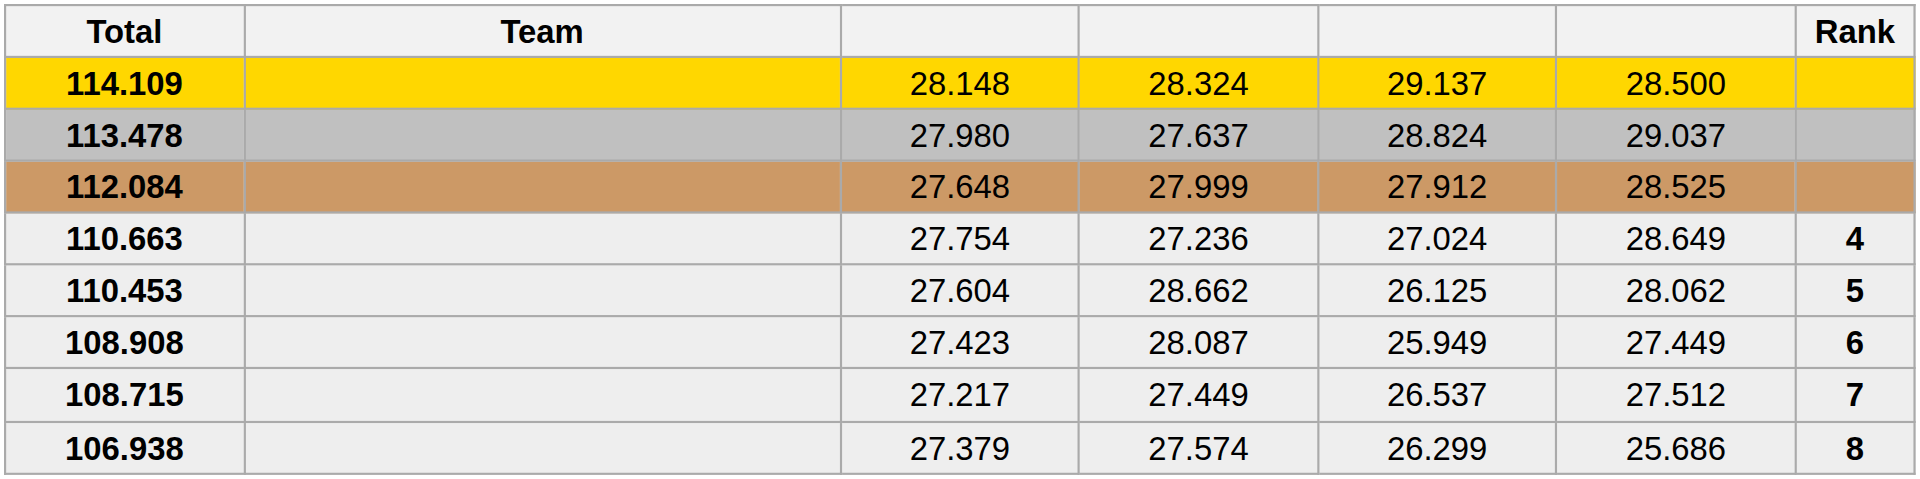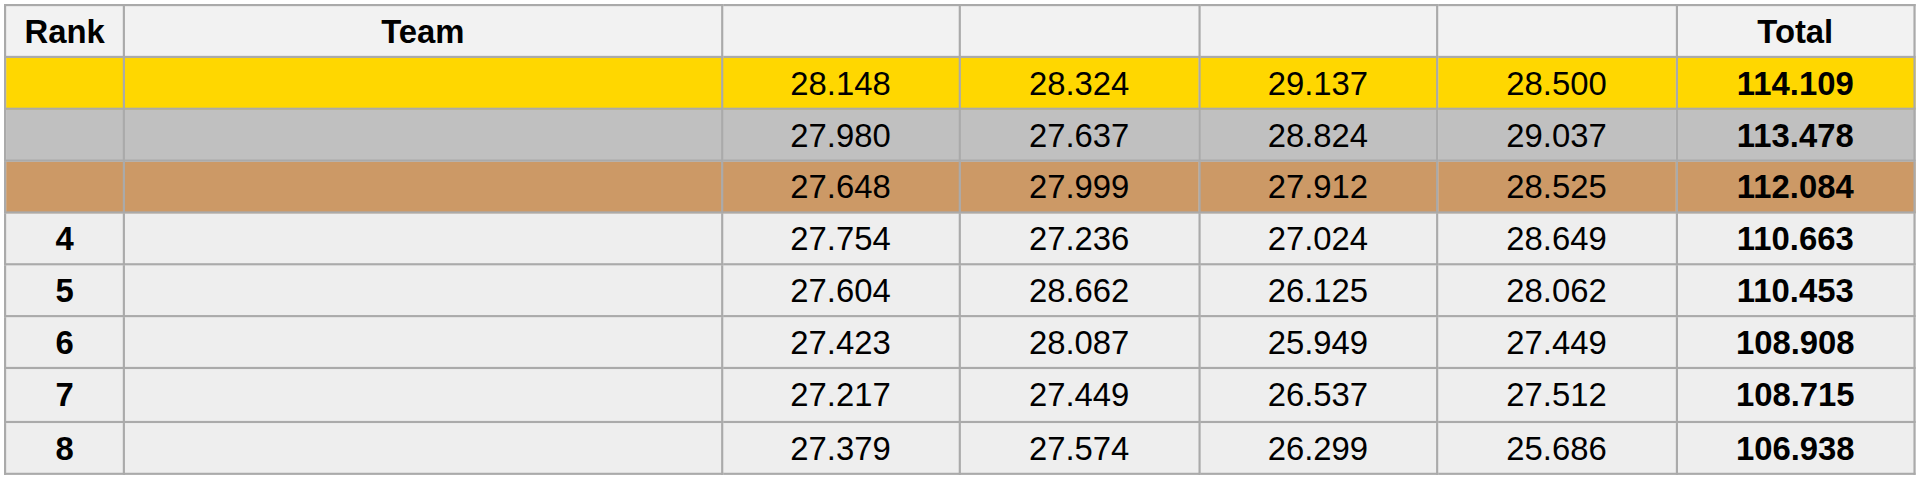columns swapped: (1855, 31) <-> (124, 31)
